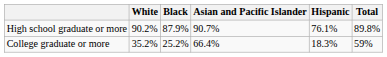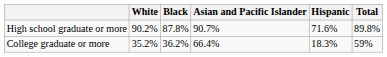(176, 28) 87.9% -> (176, 28) 87.8%
(324, 28) 76.1% -> (324, 28) 71.6%
(176, 44) 25.2% -> (176, 44) 36.2%
